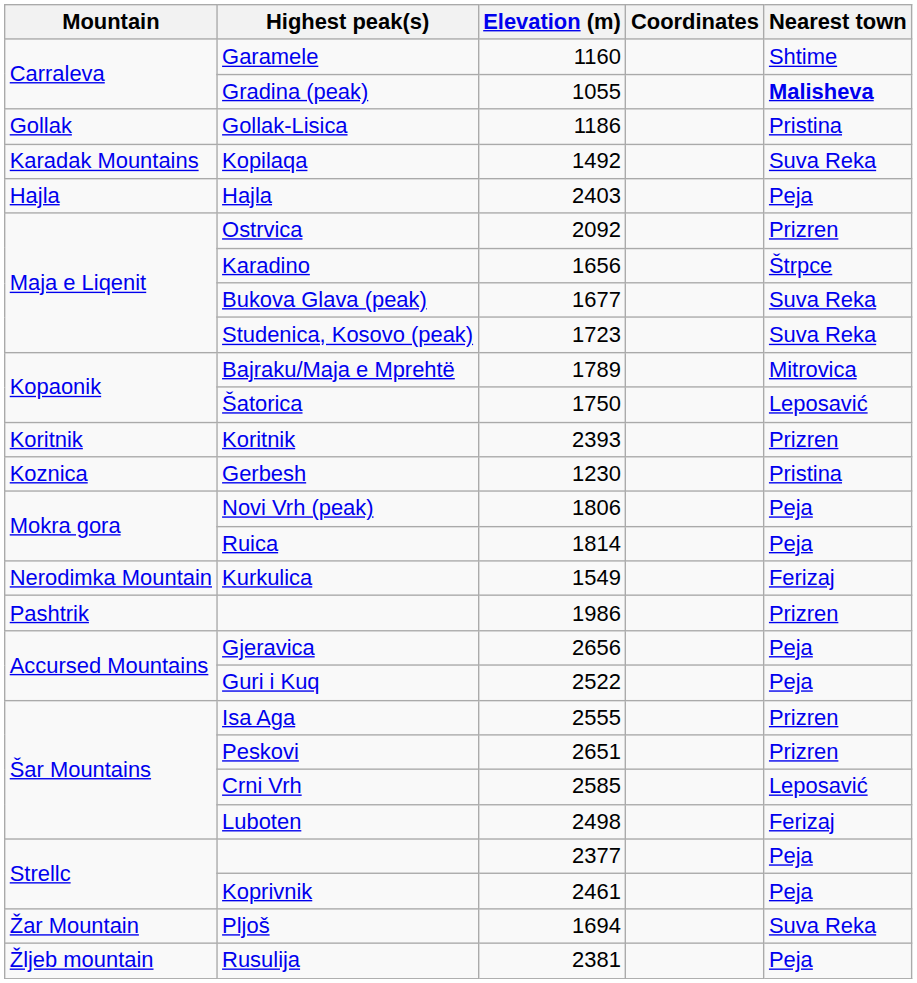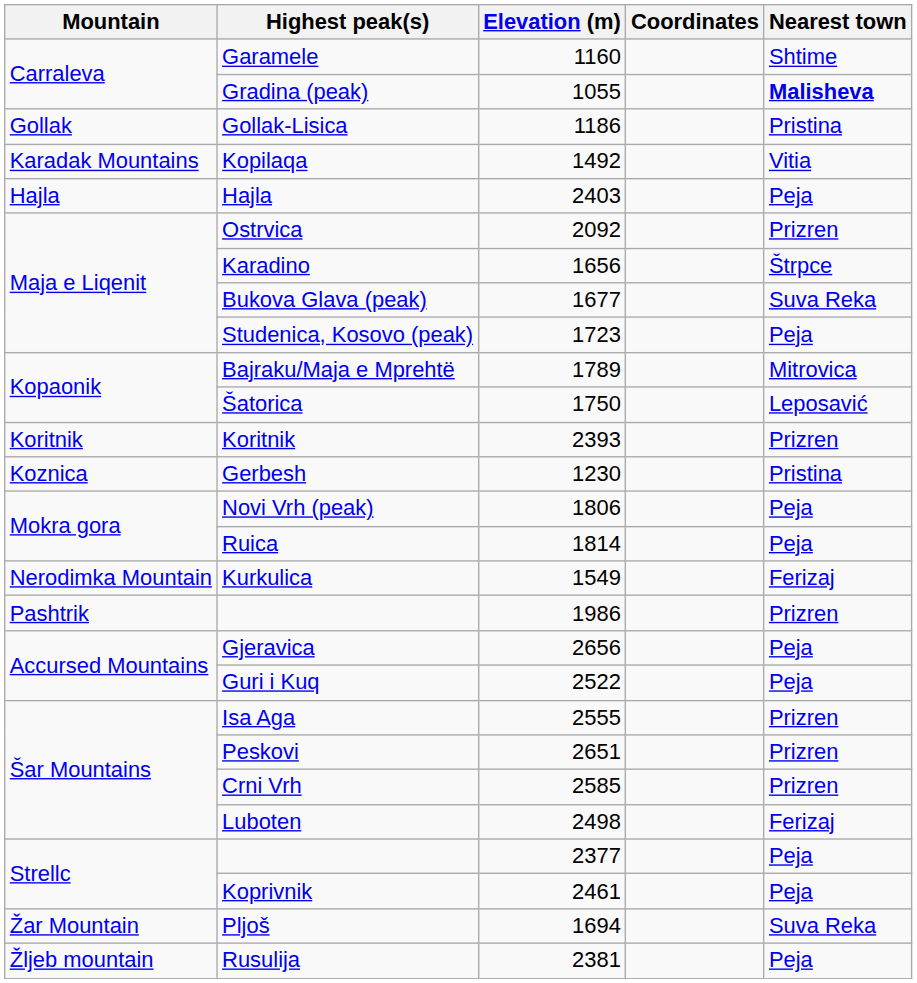(823, 160) Suva Reka -> (790, 160) Vitia
(823, 334) Suva Reka -> (791, 334) Peja
(818, 786) Leposavić -> (804, 786) Prizren
